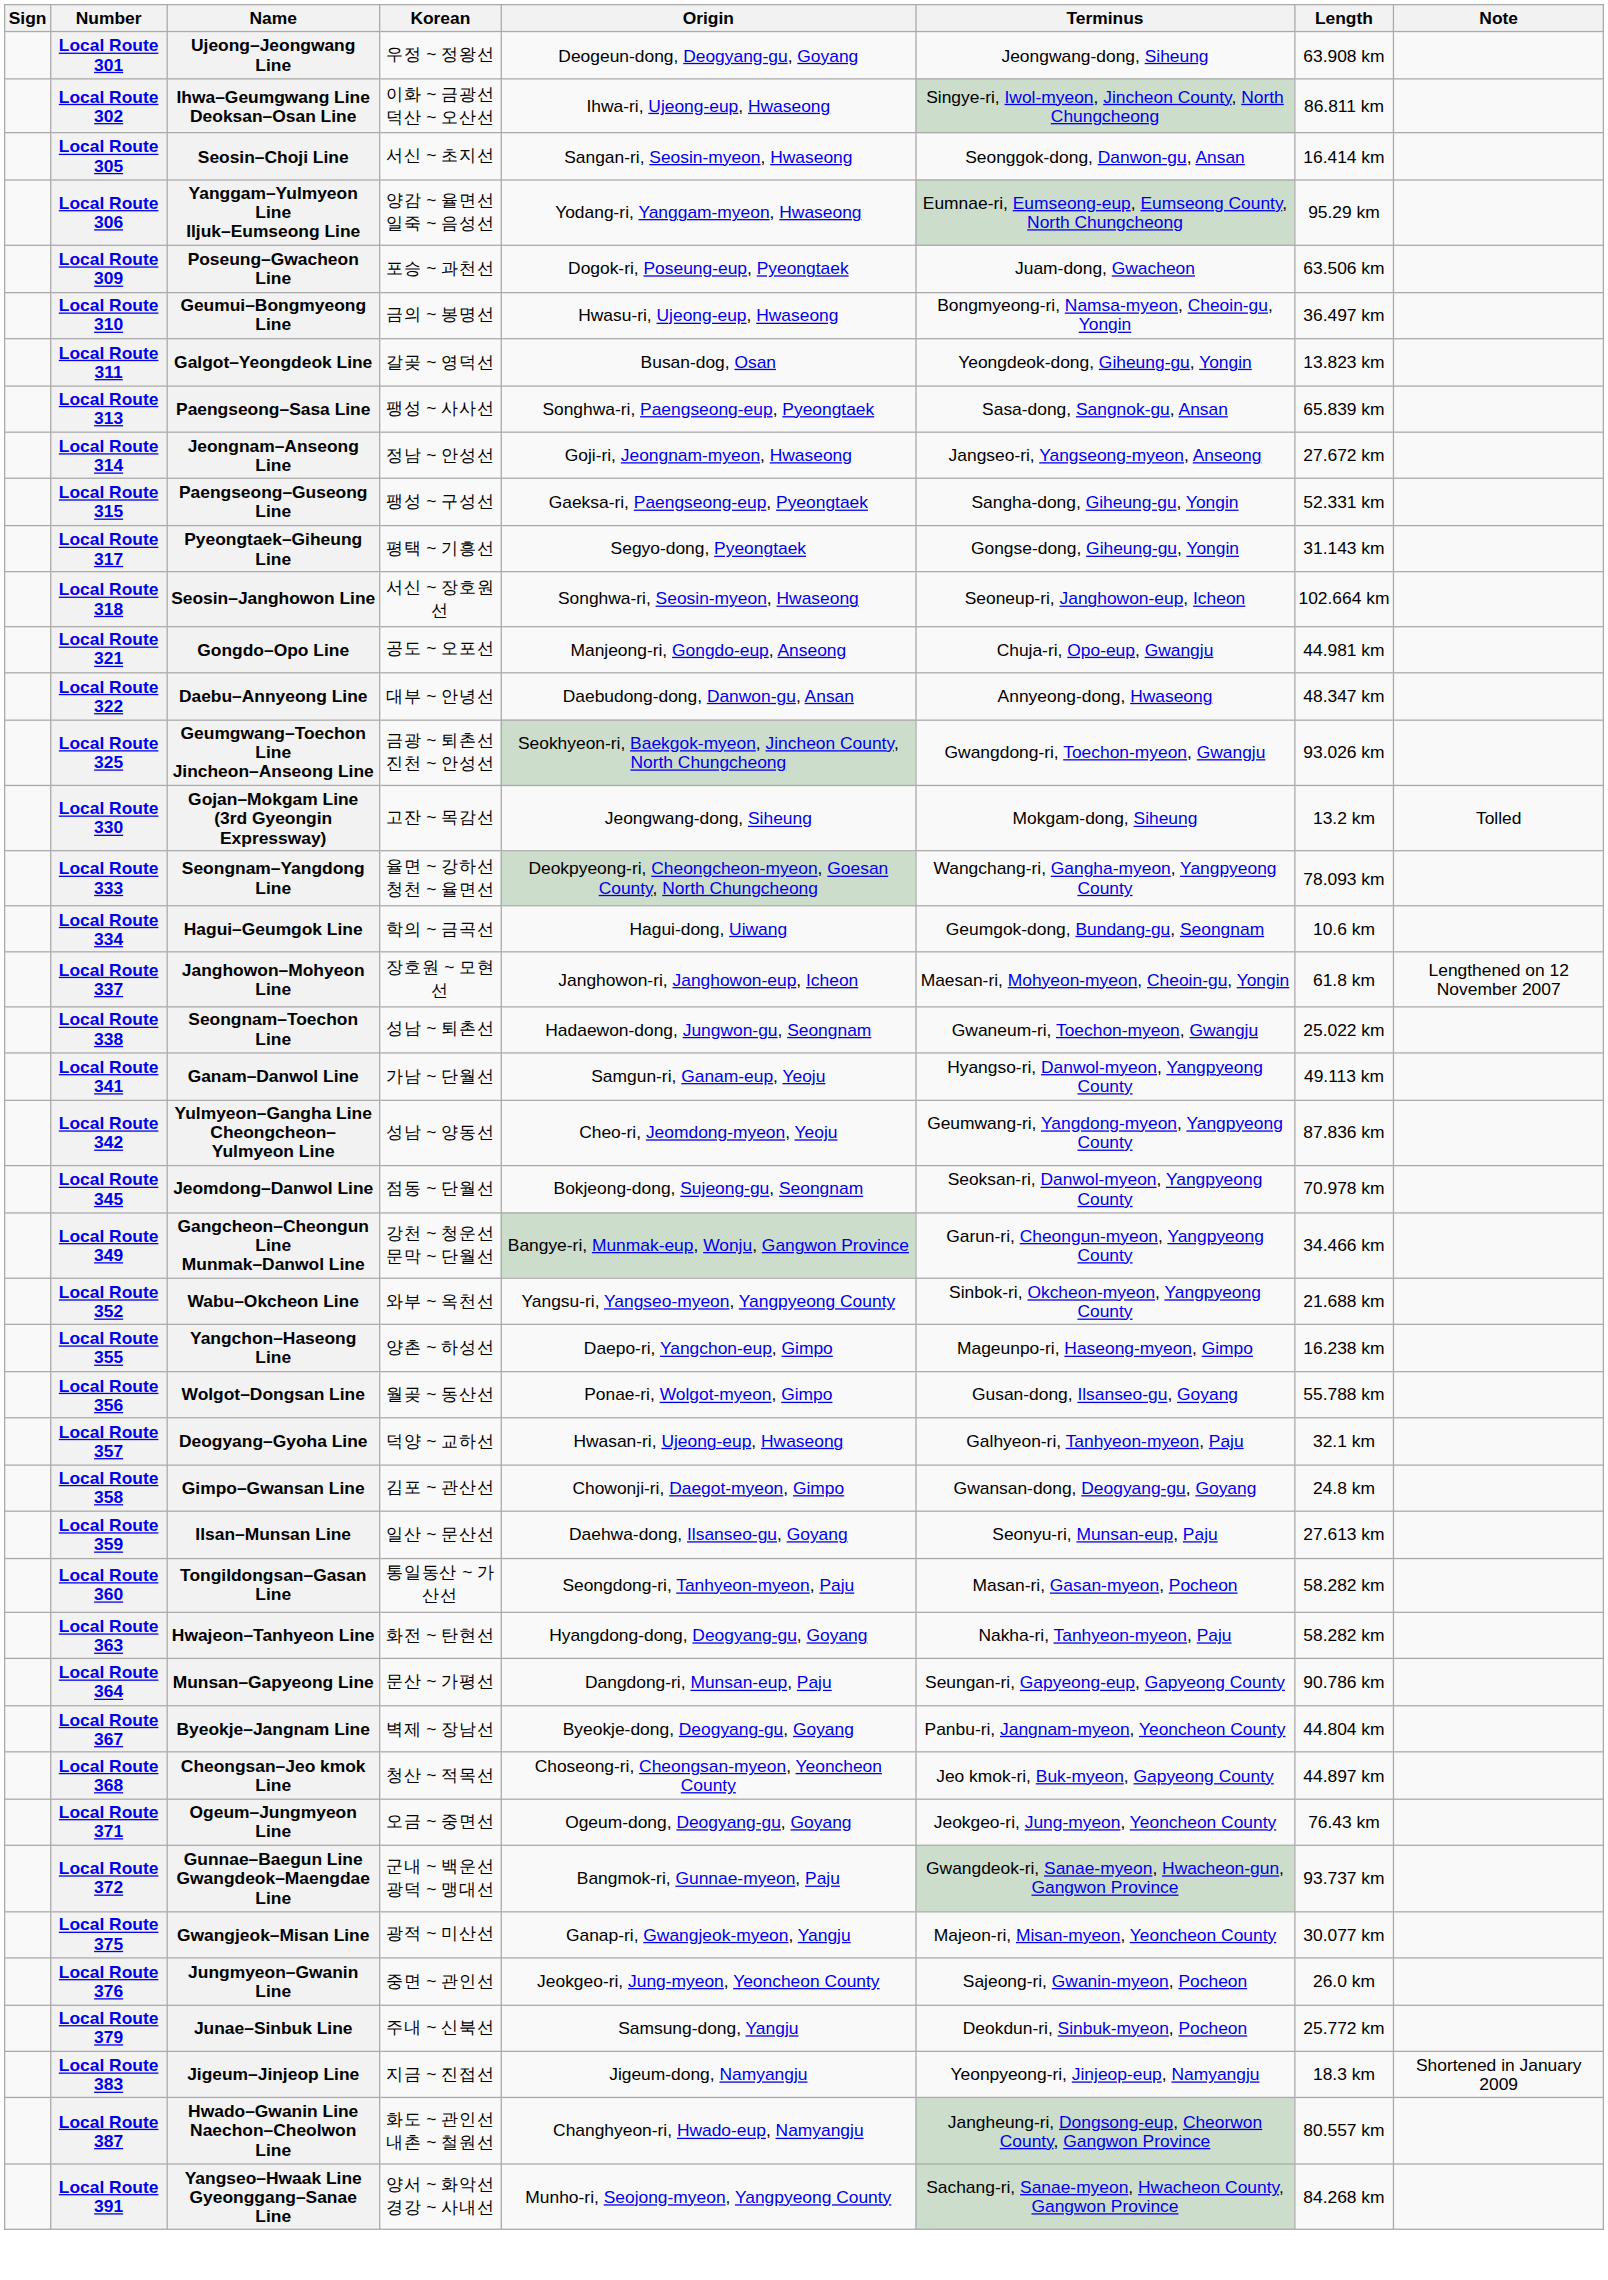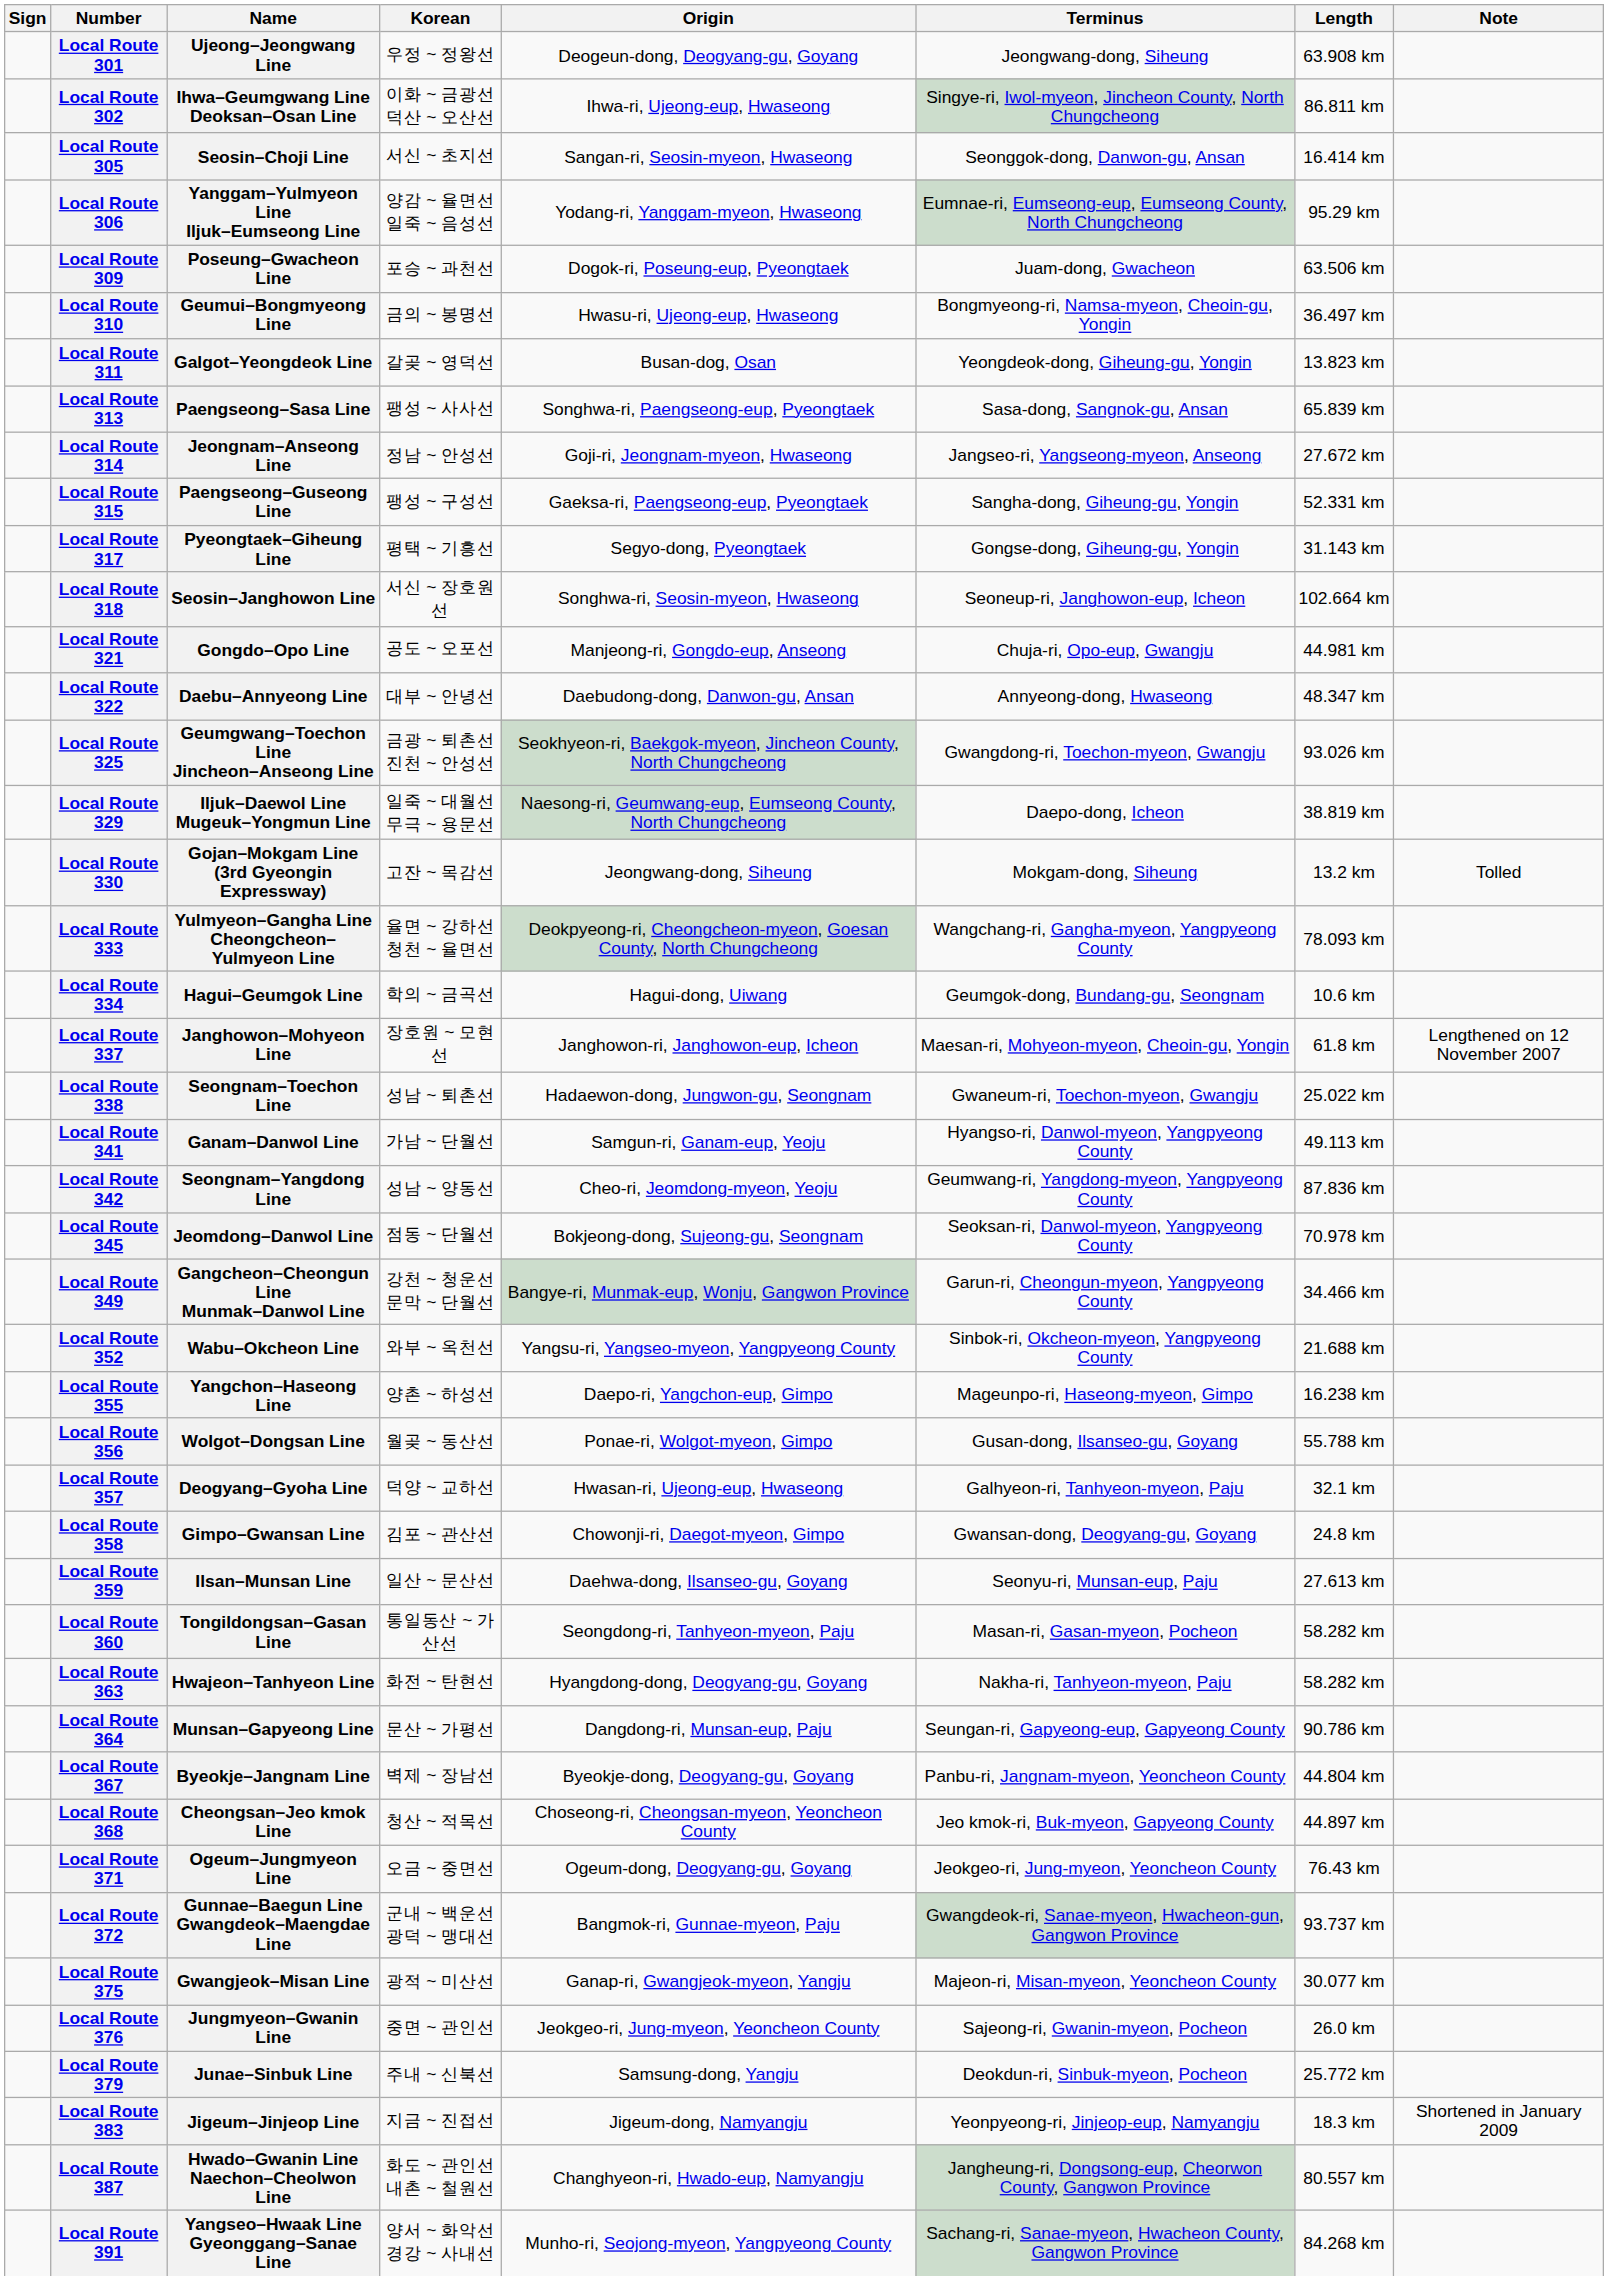+ row: (109, 812)
(273, 878) Seongnam–Yangdong Line -> (273, 938) Yulmyeon–Gangha Line Cheongcheon–Yulmyeon Line
(273, 1132) Yulmyeon–Gangha Line Cheongcheon–Yulmyeon Line -> (273, 1189) Seongnam–Yangdong Line
